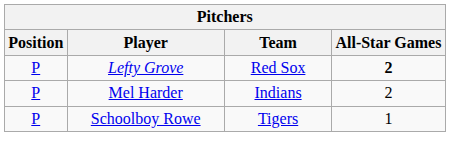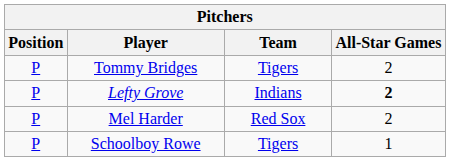+ row: (146, 67)
(278, 67) Red Sox -> (278, 93) Indians
(278, 93) Indians -> (278, 118) Red Sox
